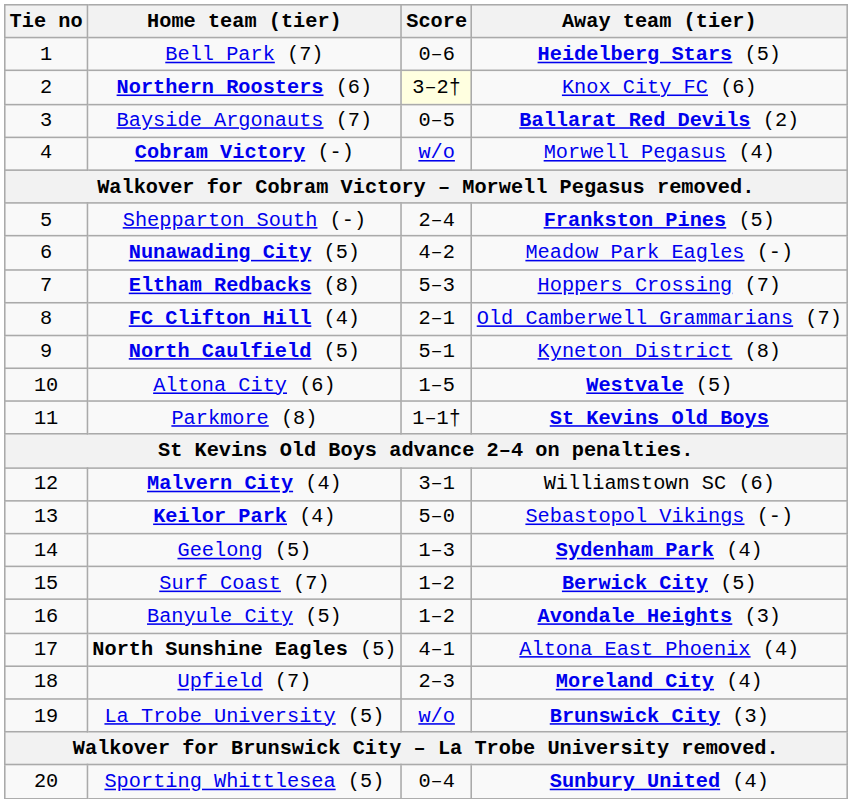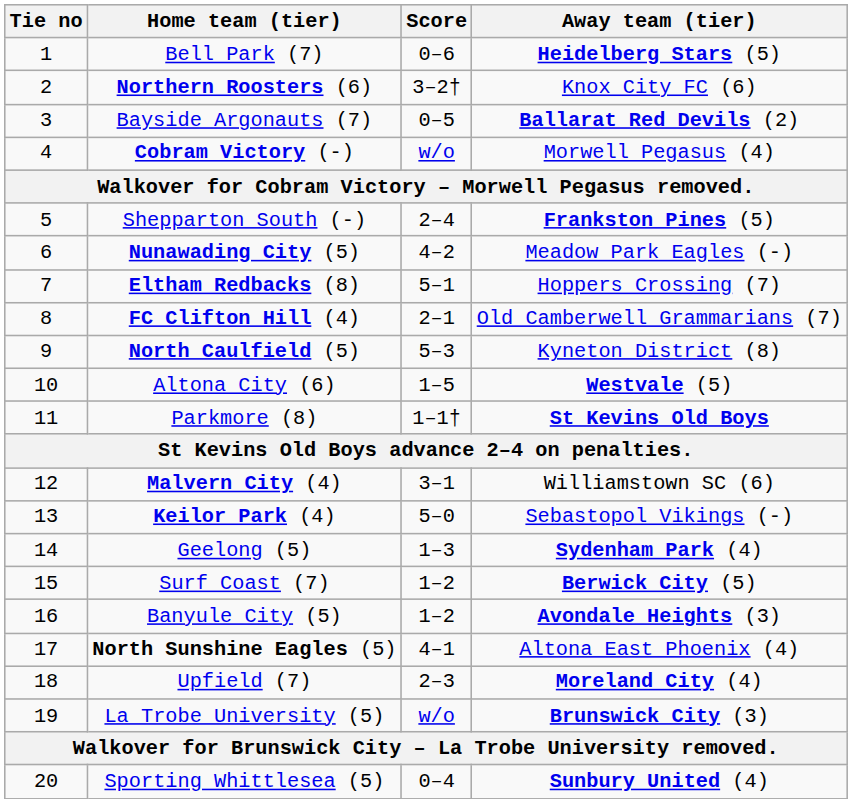(437, 87) lightyellow background -> (437, 87) no background
(437, 286) 5–3 -> (437, 286) 5–1
(437, 352) 5–1 -> (437, 352) 5–3
